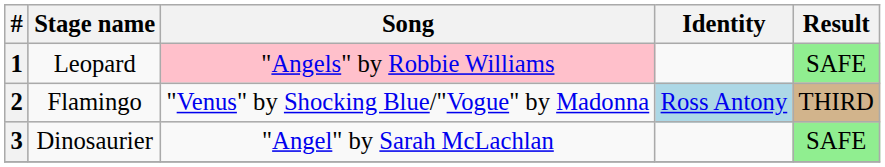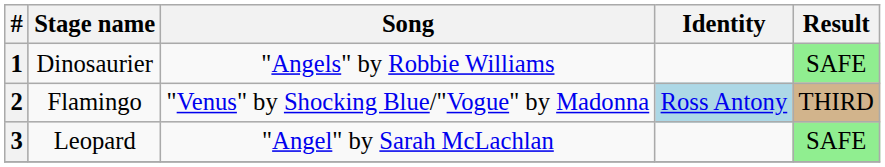(95, 63) Leopard -> (95, 63) Dinosaurier
(408, 63) pink background -> (408, 63) no background
(95, 141) Dinosaurier -> (95, 141) Leopard
